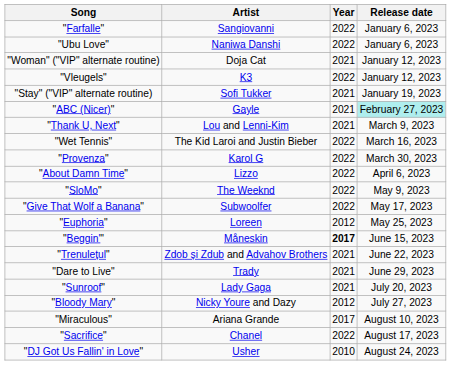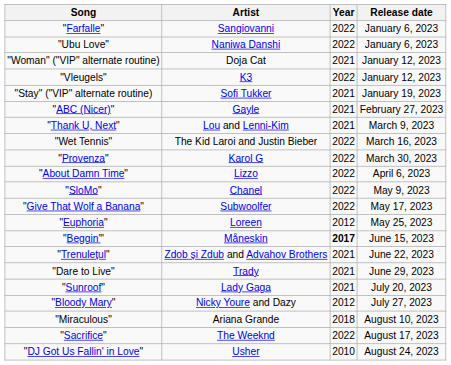(402, 109) paleturquoise background -> (402, 109) no background
(246, 190) The Weeknd -> (246, 190) Chanel
(344, 319) 2017 -> (344, 319) 2018
(246, 335) Chanel -> (246, 335) The Weeknd
